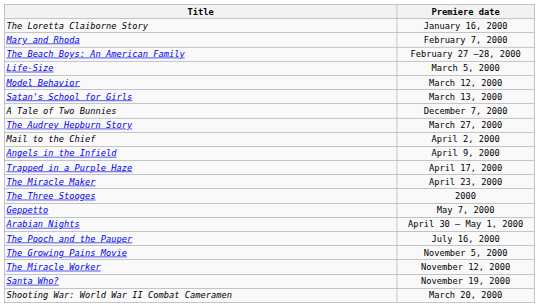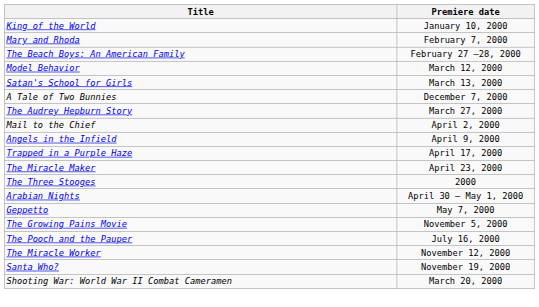+ row: (51, 26)
- row: (77, 26)
- row: (30, 68)
rows swapped: (43, 224) <-> (27, 210)
rows swapped: (69, 239) <-> (67, 253)
